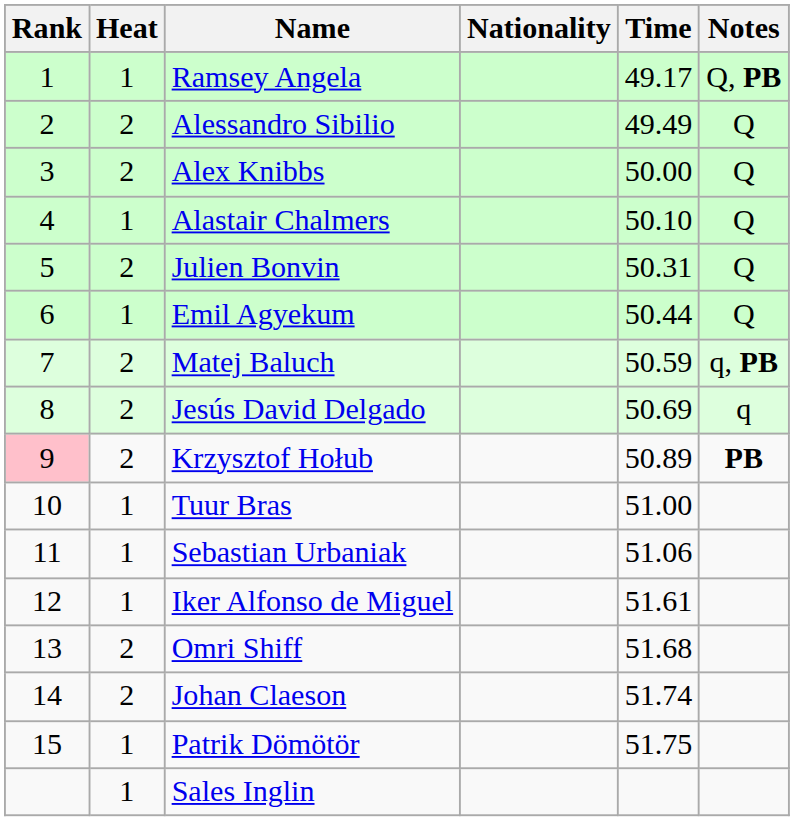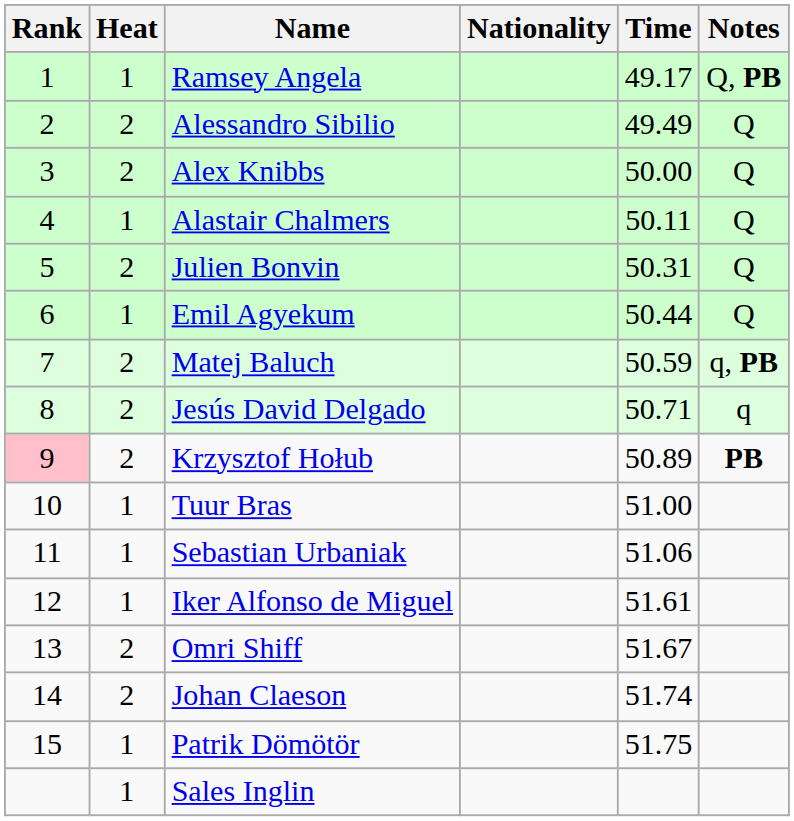(658, 219) 50.10 -> (658, 219) 50.11
(658, 409) 50.69 -> (658, 409) 50.71
(658, 648) 51.68 -> (658, 648) 51.67
